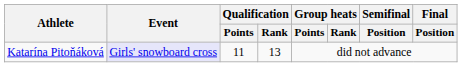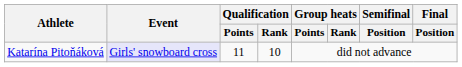(275, 52) 13 -> (275, 52) 10
